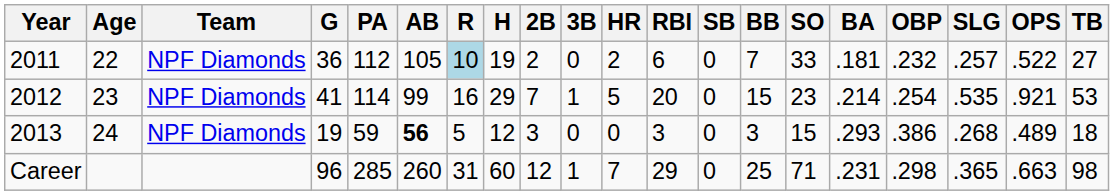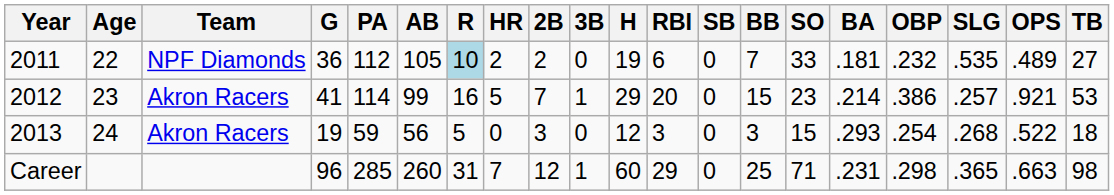columns swapped: (502, 23) <-> (624, 23)
(976, 60) .257 -> (976, 60) .535
(1034, 60) .522 -> (1034, 60) .489
(226, 97) NPF Diamonds -> (218, 97) Akron Racers
(914, 97) .254 -> (914, 97) .386
(976, 97) .535 -> (976, 97) .257
(226, 134) NPF Diamonds -> (218, 134) Akron Racers
(416, 134) bold -> (416, 134) normal
(914, 134) .386 -> (914, 134) .254
(1034, 134) .489 -> (1034, 134) .522
